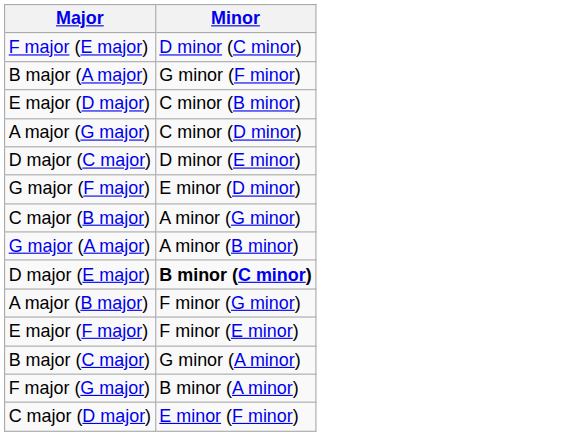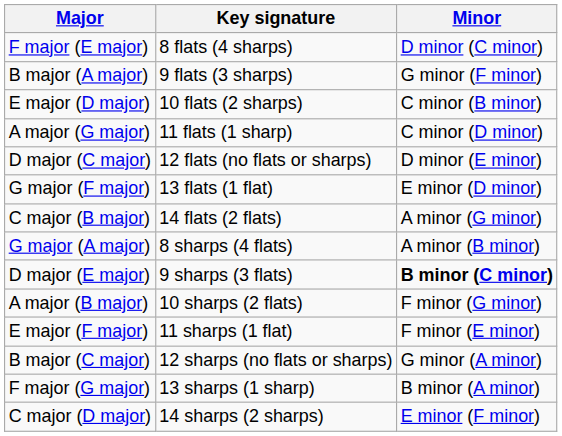+ column: (276, 18)
